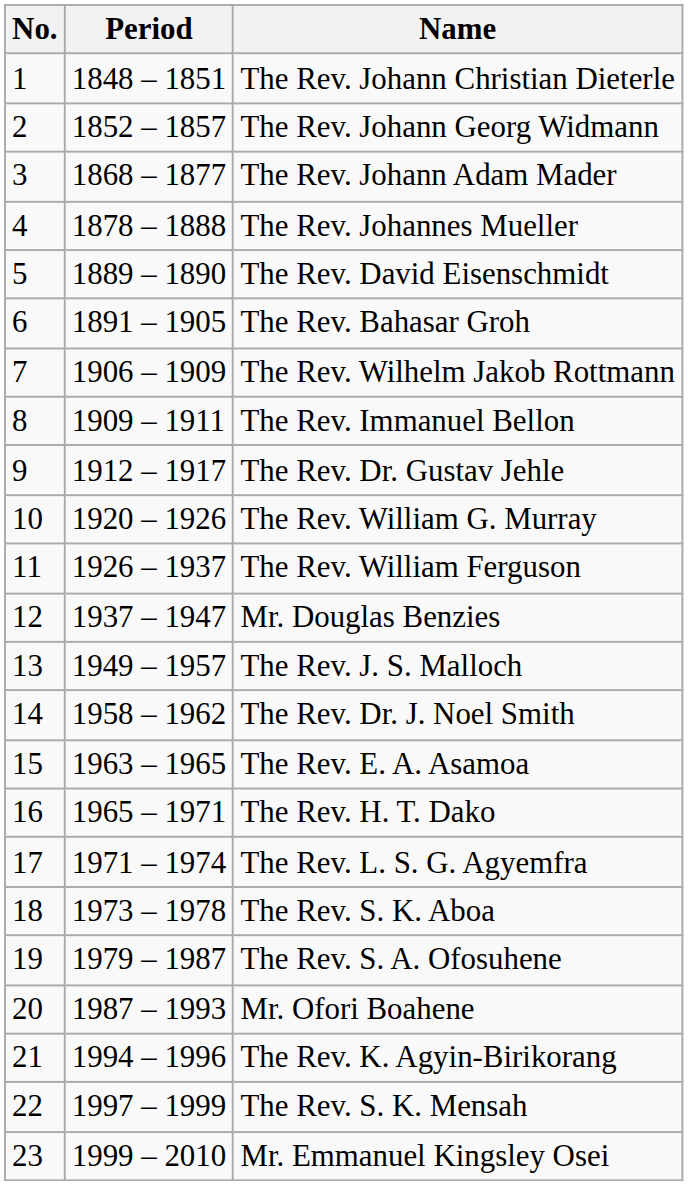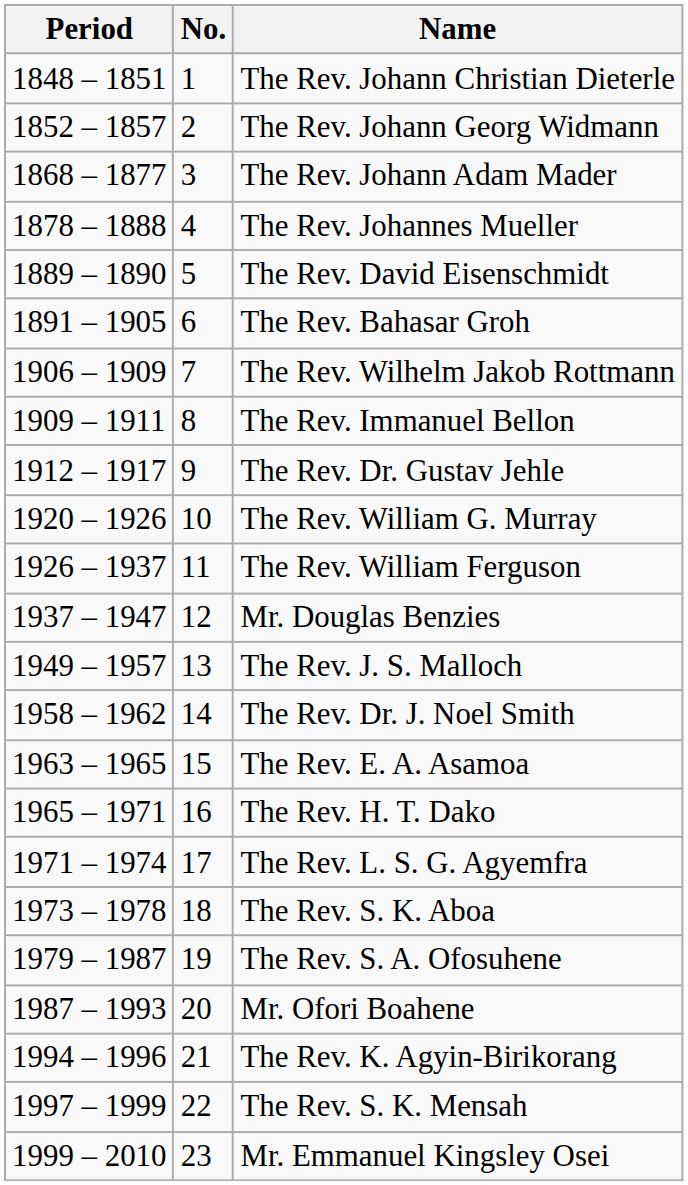columns swapped: (35, 28) <-> (149, 28)
